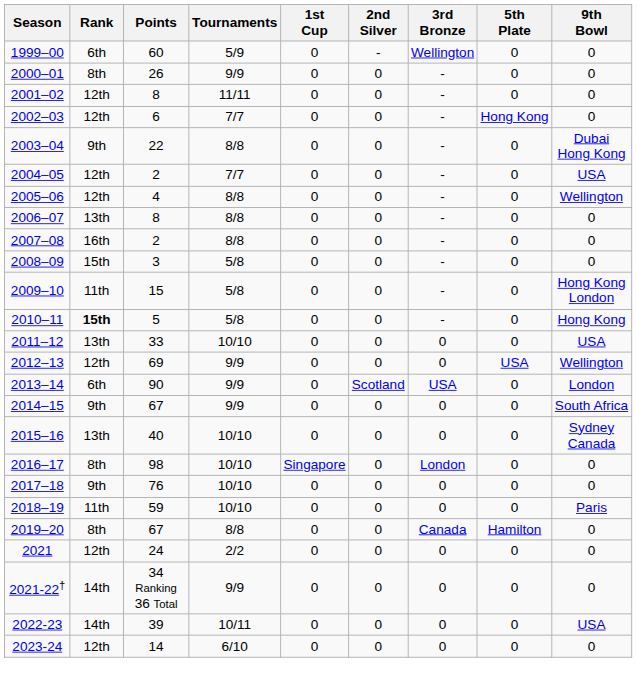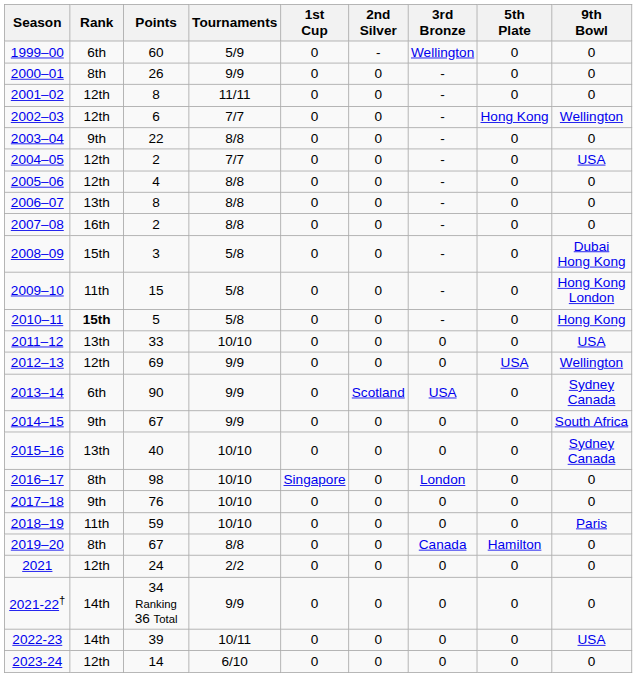(592, 116) 0 -> (592, 116) Wellington
(592, 146) Dubai Hong Kong -> (592, 138) 0
(592, 196) Wellington -> (592, 181) 0
(592, 261) 0 -> (592, 253) Dubai Hong Kong
(592, 384) London -> (592, 392) Sydney Canada
